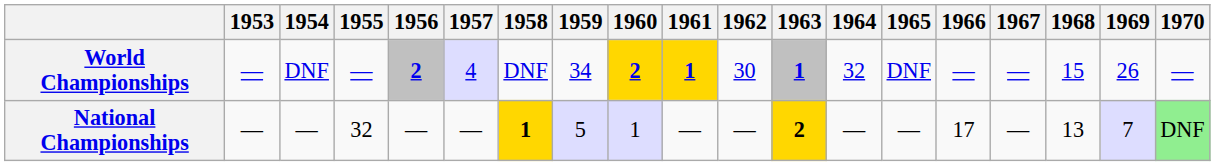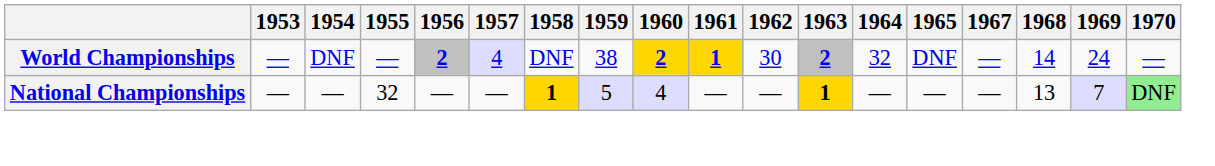- column: (964, 22)
(580, 69) 34 -> (606, 57) 38
(799, 69) 1 -> (825, 57) 2
(1073, 69) 15 -> (1044, 57) 14
(1128, 69) 26 -> (1099, 57) 24
(635, 130) 1 -> (661, 92) 4
(799, 130) 2 -> (825, 92) 1
